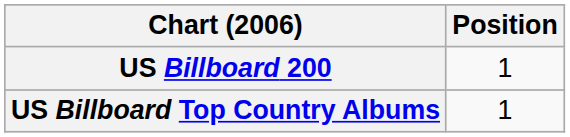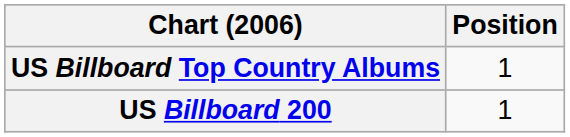rows swapped: (226, 68) <-> (226, 110)
